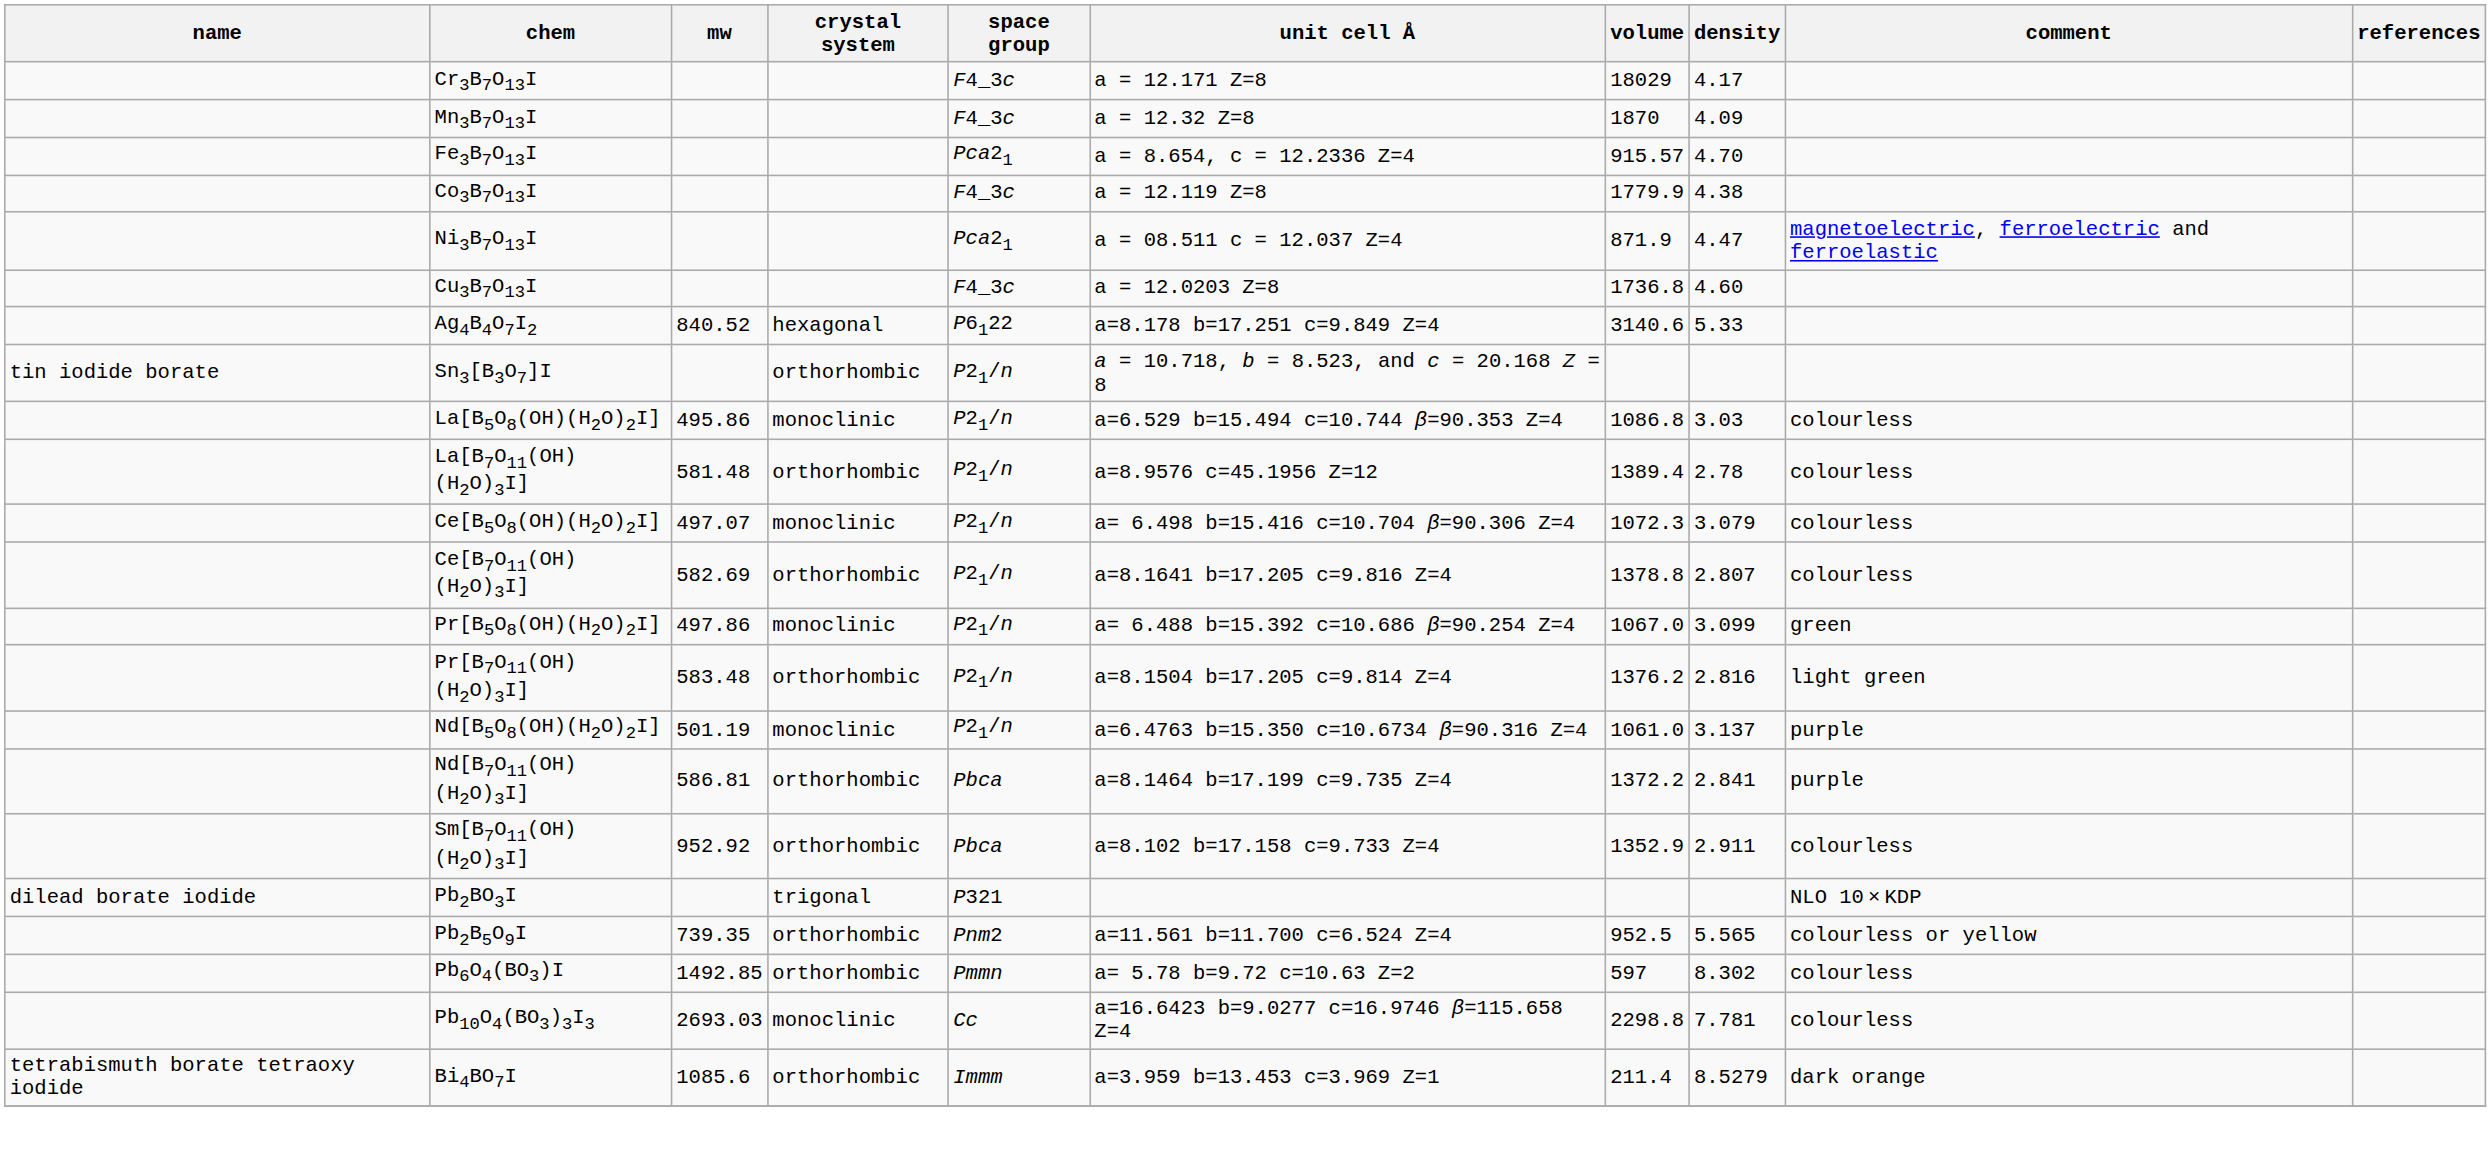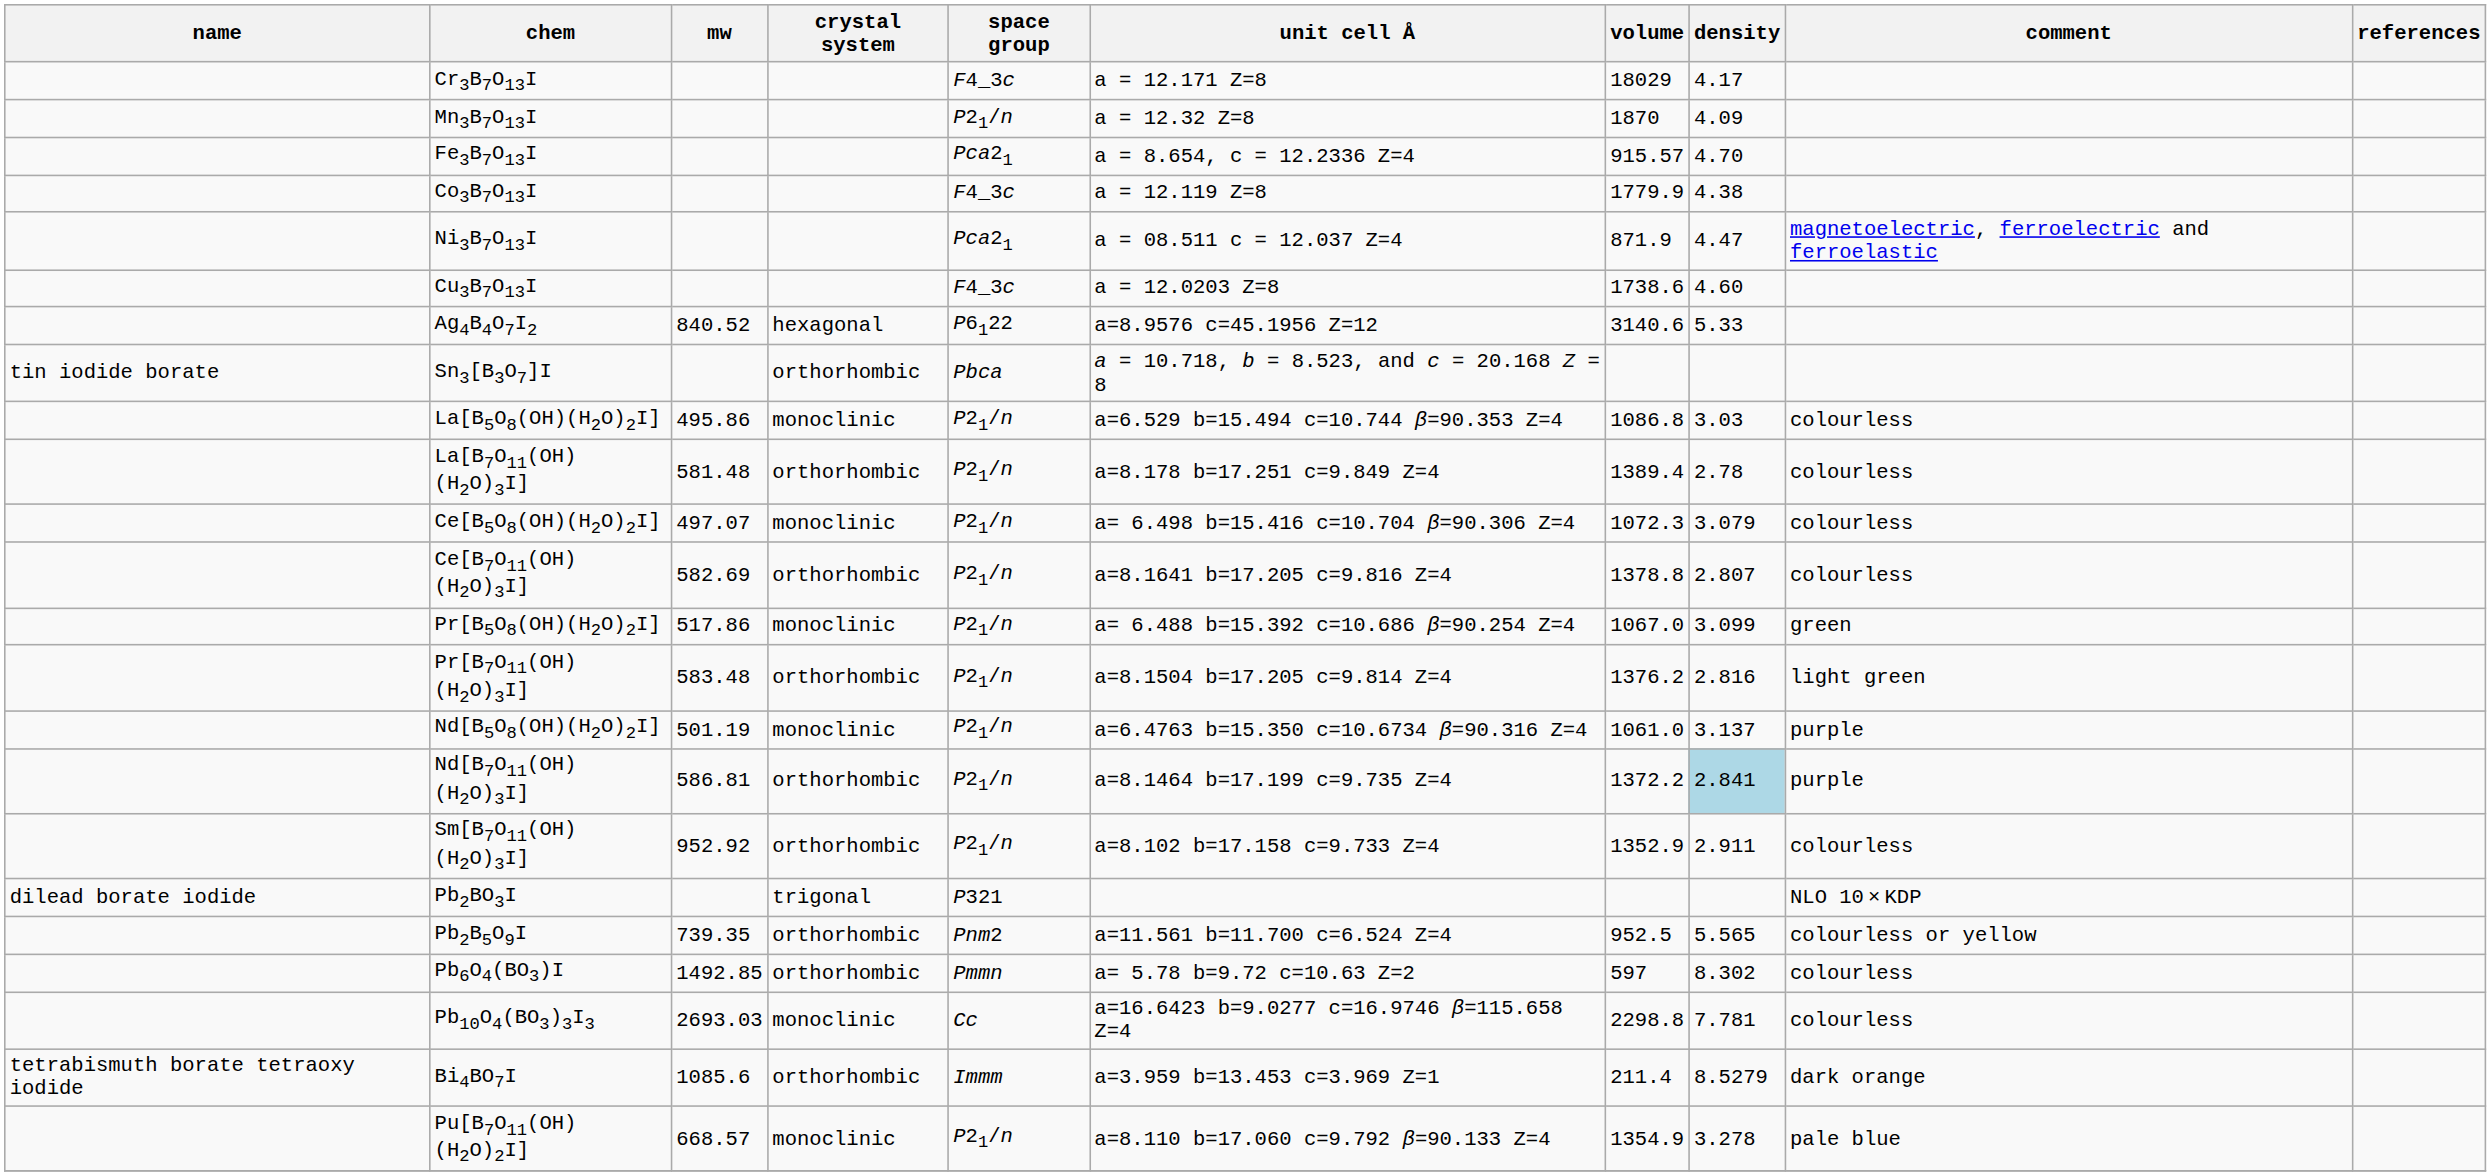(984, 118) F4_3c -> (983, 118) P21/n
(1647, 288) 1736.8 -> (1647, 288) 1738.6
(1267, 326) a=8.178 b=17.251 c=9.849 Z=4 -> (1236, 326) a=8.9576 c=45.1956 Z=12
(983, 373) P21/n -> (978, 373) Pbca
(1236, 472) a=8.9576 c=45.1956 Z=12 -> (1267, 472) a=8.178 b=17.251 c=9.849 Z=4
(713, 626) 497.86 -> (713, 626) 517.86
(978, 781) Pbca -> (983, 781) P21/n
(1725, 781) no background -> (1725, 781) lightblue background
(978, 846) Pbca -> (983, 846) P21/n
+ row: (505, 1139)
